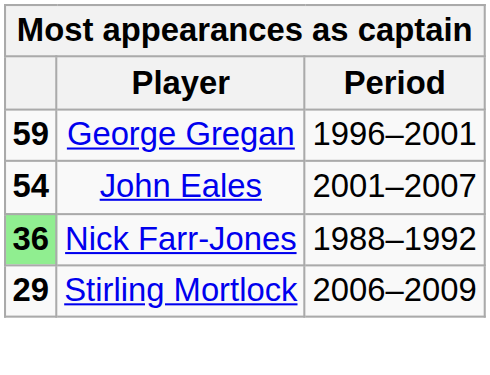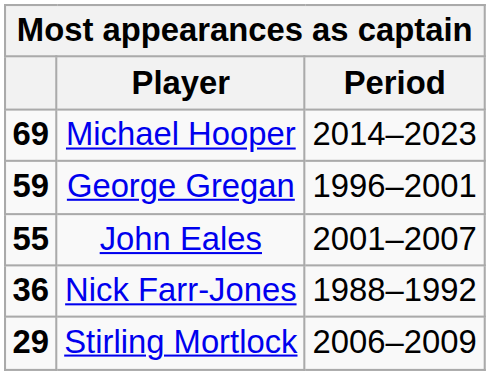+ row: (181, 134)
(31, 186) 54 -> (31, 238) 55
(31, 238) lightgreen background -> (31, 290) no background
